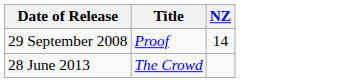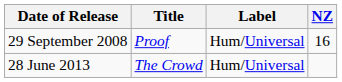+ column: (257, 16)
(220, 41) 14 -> (322, 41) 16
